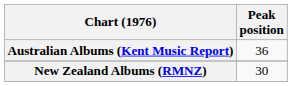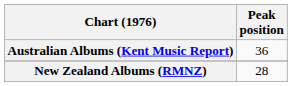(262, 71) 30 -> (262, 71) 28
